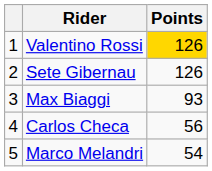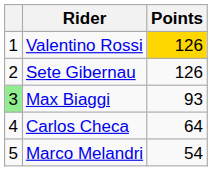(13, 99) no background -> (13, 99) lightgreen background
(194, 126) 56 -> (194, 126) 64
